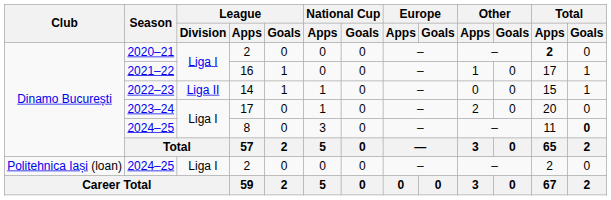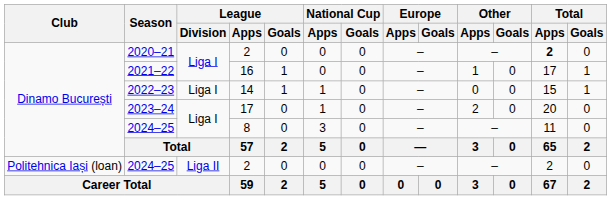(203, 90) Liga II -> (203, 90) Liga I
(587, 128) bold -> (587, 128) normal
(203, 166) Liga I -> (203, 166) Liga II
